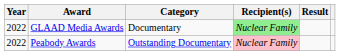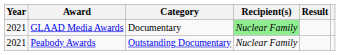(16, 27) 2022 -> (16, 27) 2021
(16, 43) 2022 -> (16, 43) 2021
(267, 43) pink background -> (267, 43) no background
